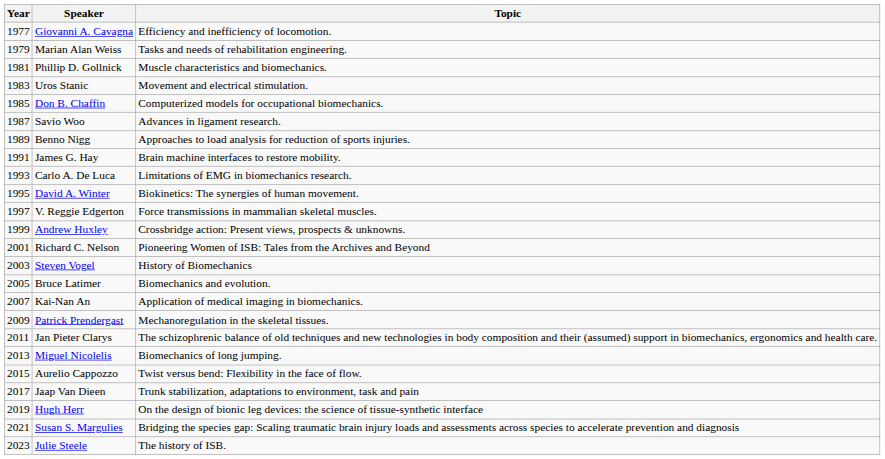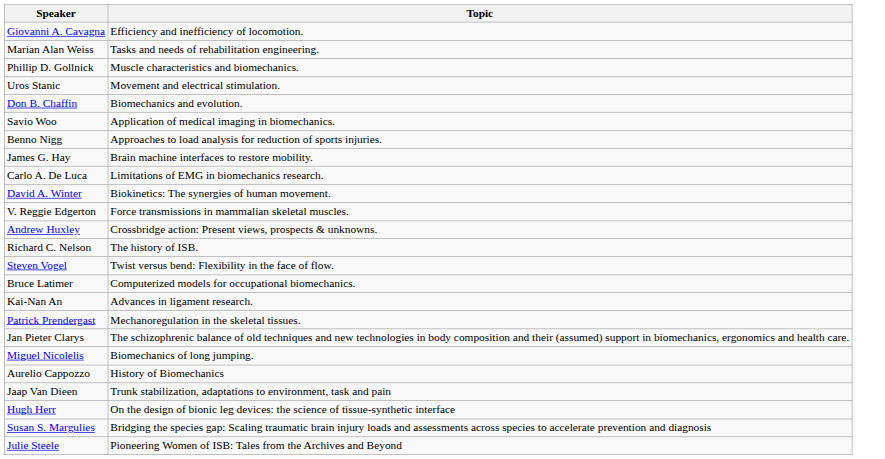- column: (18, 13)
(261, 103) Computerized models for occupational biomechanics. -> (176, 103) Biomechanics and evolution.
(210, 121) Advances in ligament research. -> (223, 121) Application of medical imaging in biomechanics.
(284, 247) Pioneering Women of ISB: Tales from the Archives and Beyond -> (154, 247) The history of ISB.
(195, 265) History of Biomechanics -> (222, 265) Twist versus bend: Flexibility in the face of flow.
(204, 283) Biomechanics and evolution. -> (233, 283) Computerized models for occupational biomechanics.
(251, 301) Application of medical imaging in biomechanics. -> (182, 301) Advances in ligament research.
(250, 373) Twist versus bend: Flexibility in the face of flow. -> (167, 373) History of Biomechanics
(182, 445) The history of ISB. -> (256, 445) Pioneering Women of ISB: Tales from the Archives and Beyond
